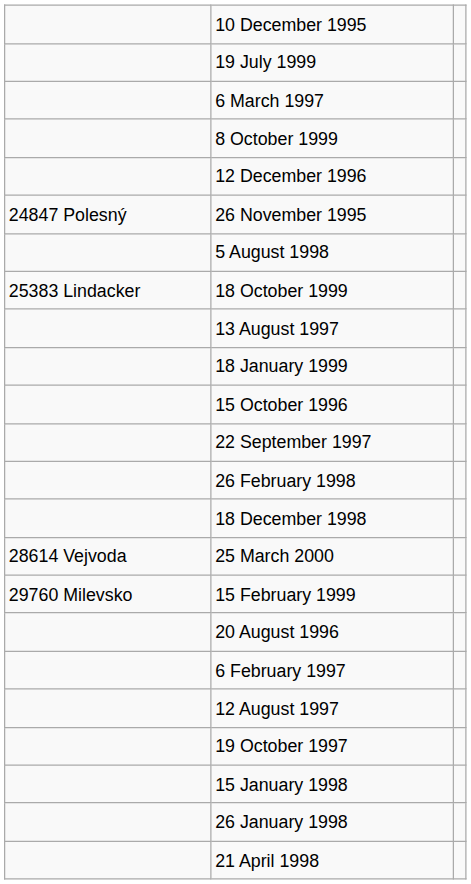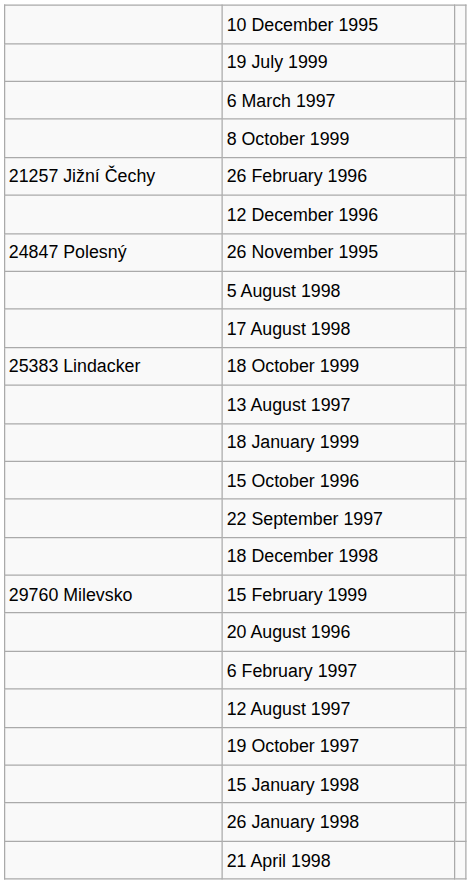+ row: (297, 176)
+ row: (289, 328)
- row: (285, 480)
- row: (275, 556)
